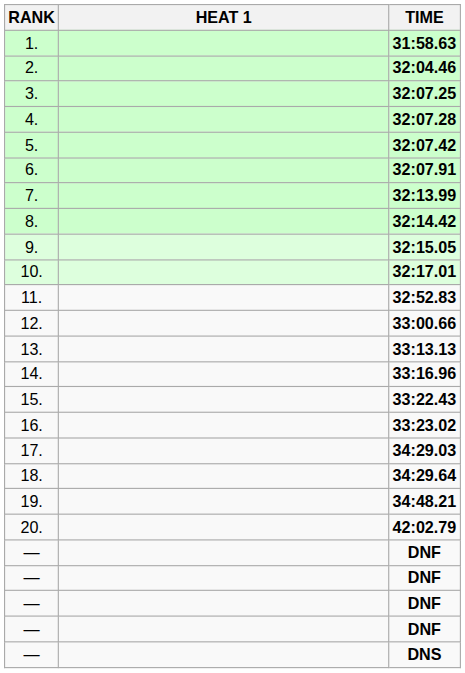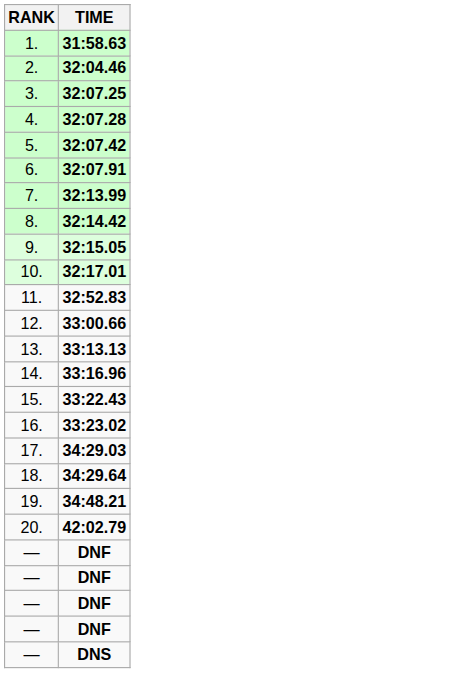- column: (224, 18)
